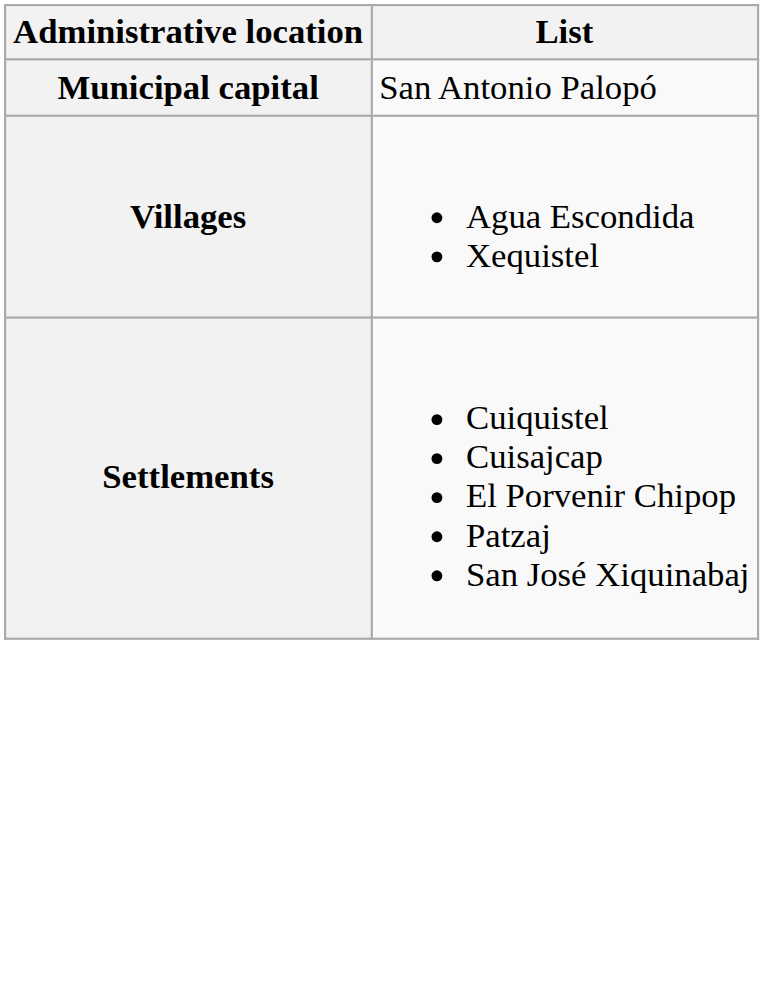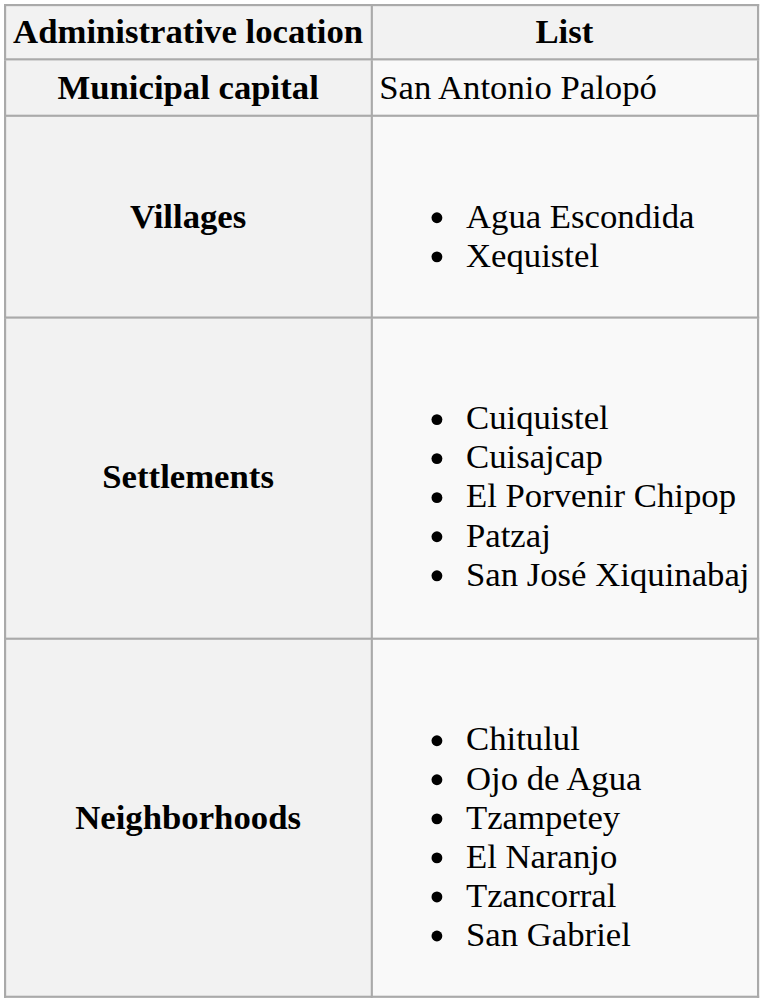+ row: (188, 816)
